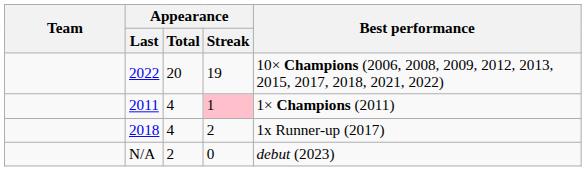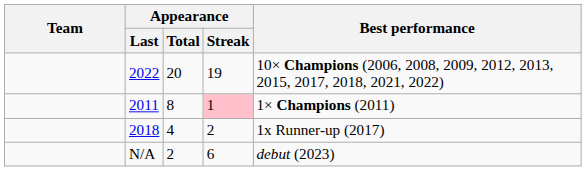(170, 105) 4 -> (170, 105) 8
(210, 154) 0 -> (210, 154) 6
